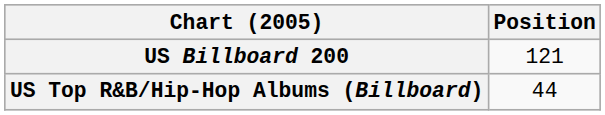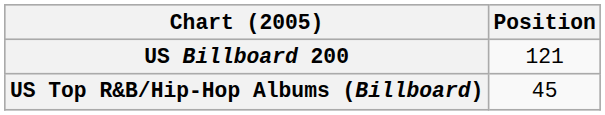(545, 92) 44 -> (545, 92) 45
